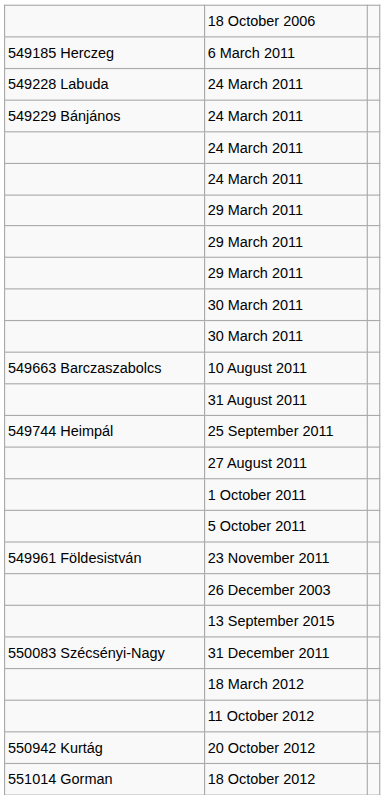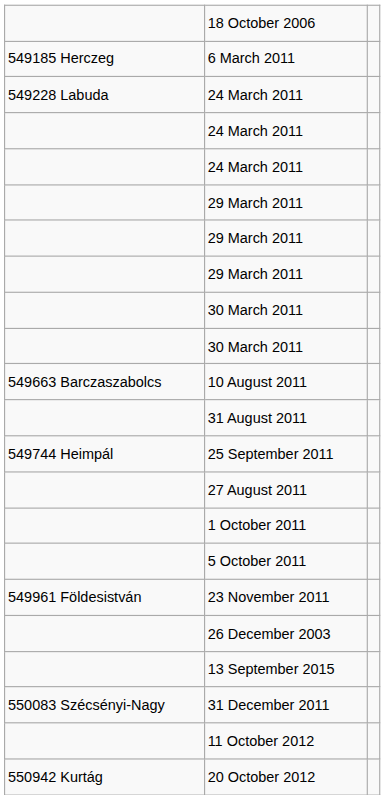- row: (64, 116)
- row: (104, 684)
- row: (60, 779)
